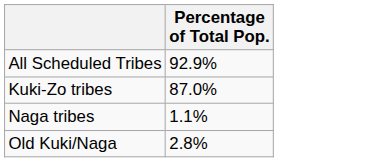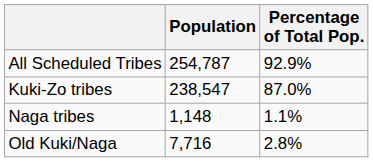+ column: (213, 27)
